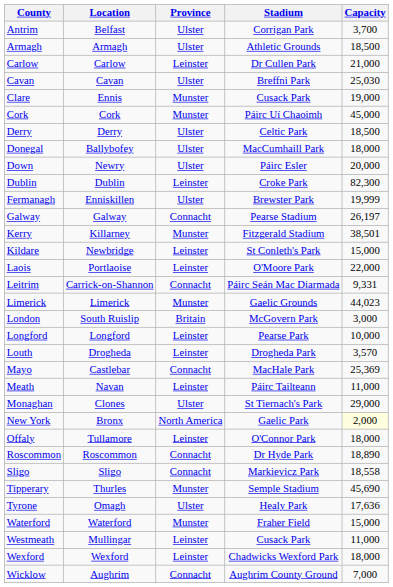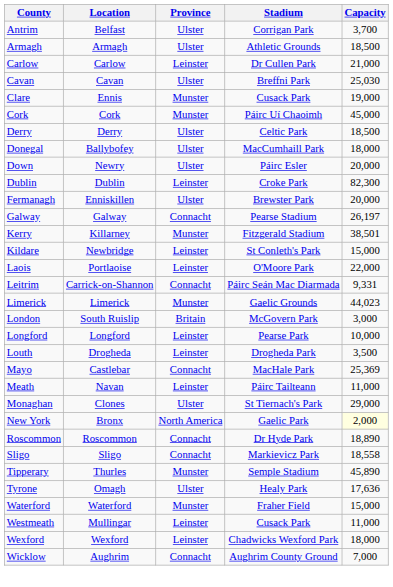(365, 200) 19,999 -> (365, 200) 20,000
(365, 353) 3,570 -> (365, 353) 3,500
- row: (21, 438)
(365, 489) 45,690 -> (365, 472) 45,890
